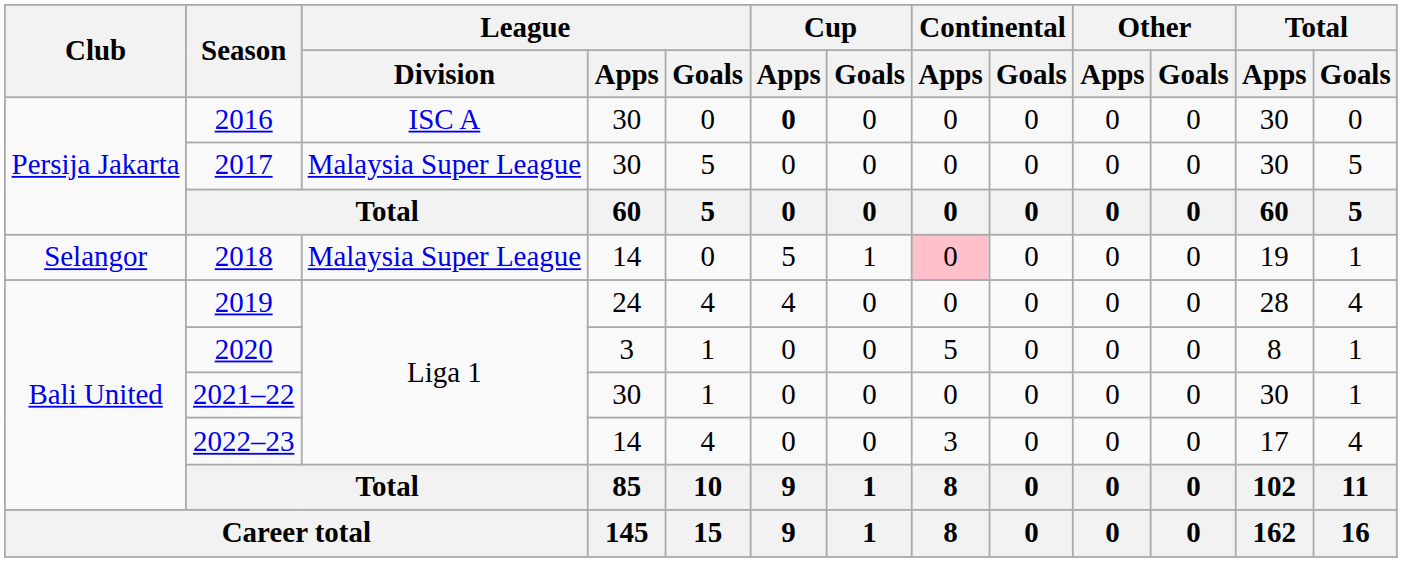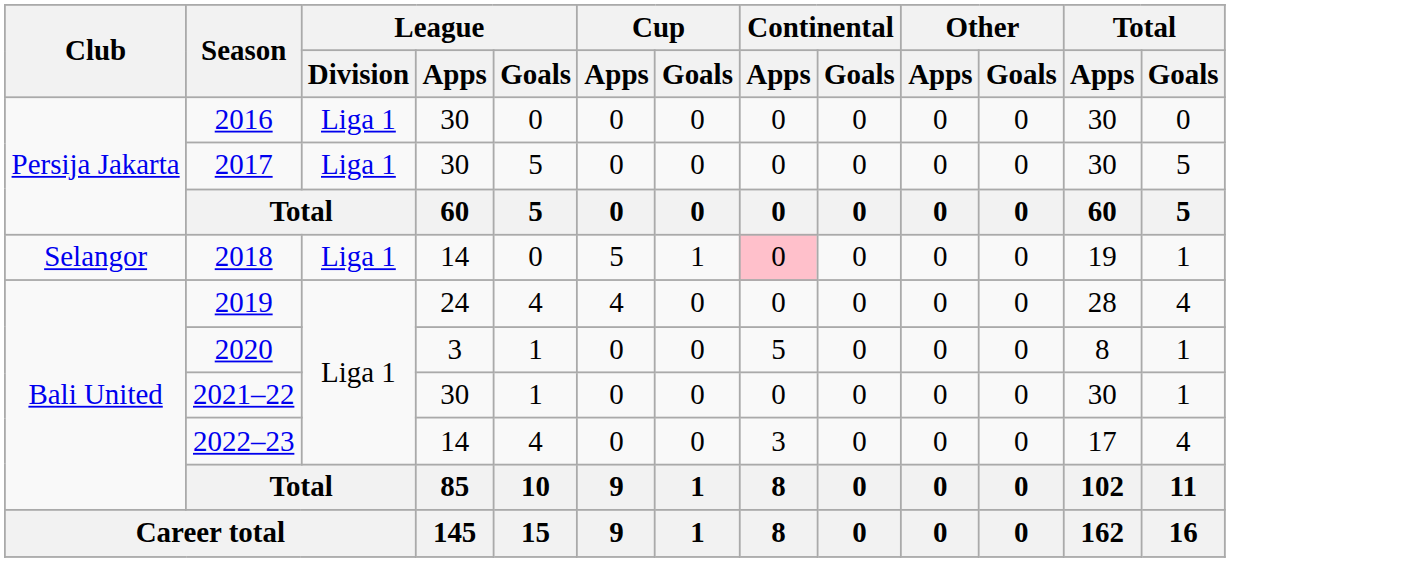(444, 119) ISC A -> (358, 119) Liga 1
(789, 119) bold -> (617, 119) normal
(444, 165) Malaysia Super League -> (358, 165) Liga 1
(444, 257) Malaysia Super League -> (358, 257) Liga 1
